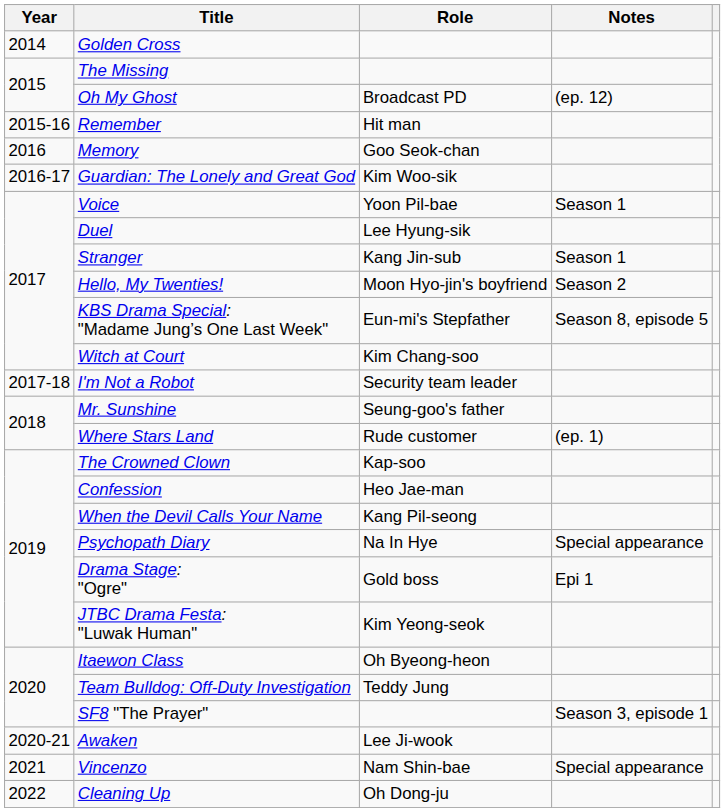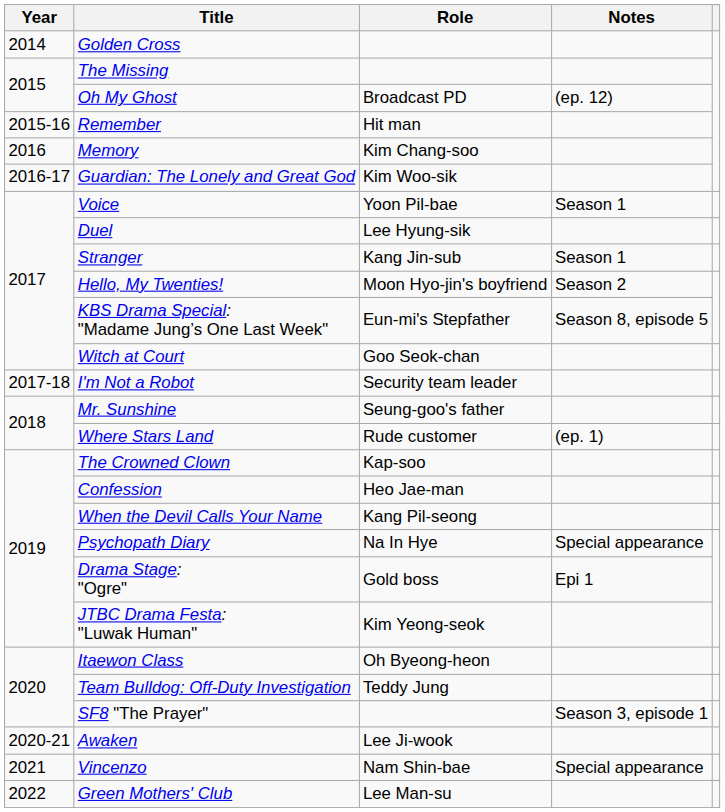(421, 151) Goo Seok-chan -> (421, 151) Kim Chang-soo
(421, 356) Kim Chang-soo -> (421, 356) Goo Seok-chan
+ row: (155, 793)
- row: (124, 793)
